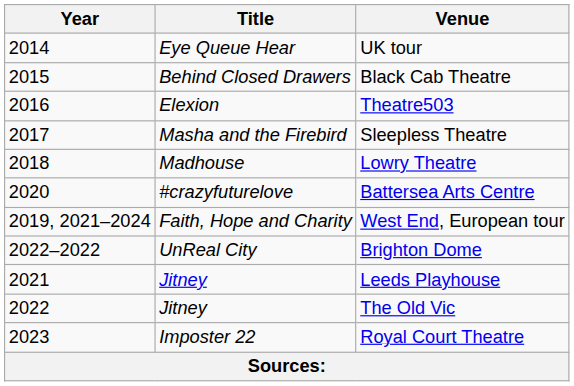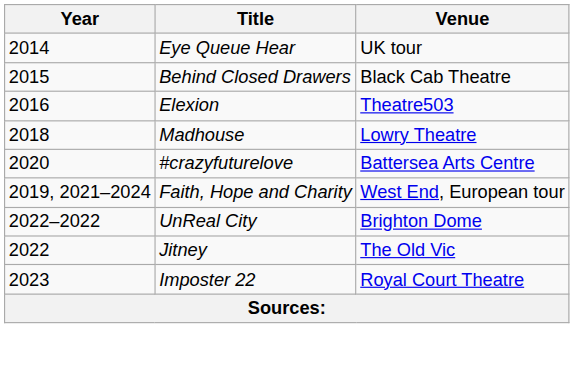- row: (434, 134)
- row: (430, 279)
